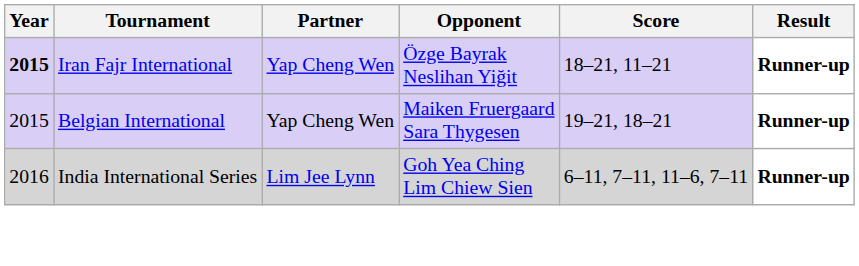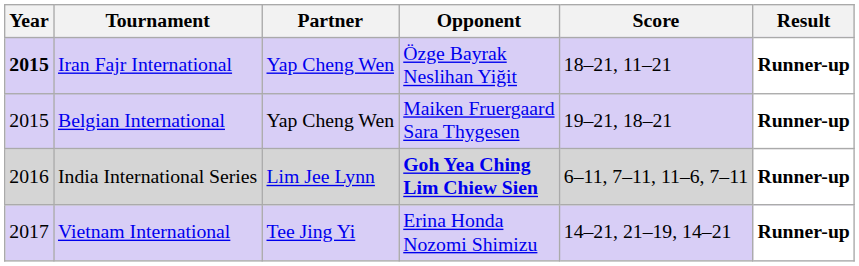(468, 176) normal -> (471, 176) bold
+ row: (144, 232)
